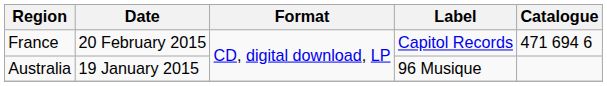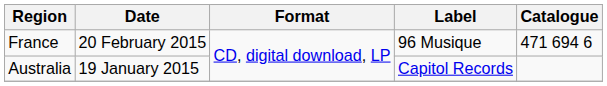(455, 42) Capitol Records -> (440, 42) 96 Musique
(440, 68) 96 Musique -> (455, 68) Capitol Records
